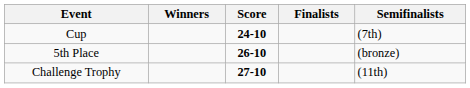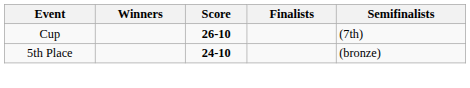(252, 33) 24-10 -> (216, 33) 26-10
(252, 53) 26-10 -> (216, 53) 24-10
- row: (76, 72)
